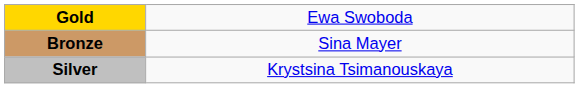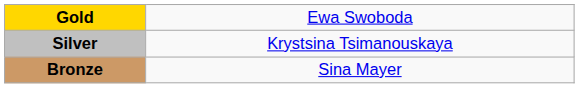rows swapped: (75, 69) <-> (75, 43)
